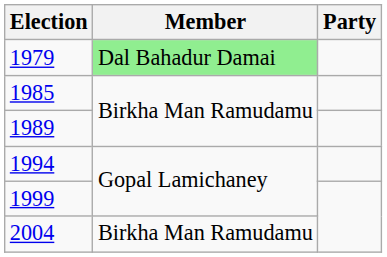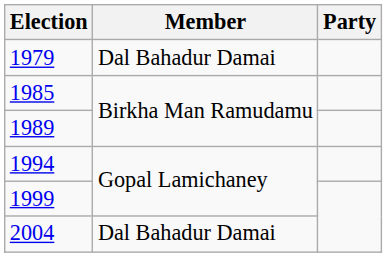(187, 57) lightgreen background -> (187, 57) no background
(205, 233) Birkha Man Ramudamu -> (187, 233) Dal Bahadur Damai
